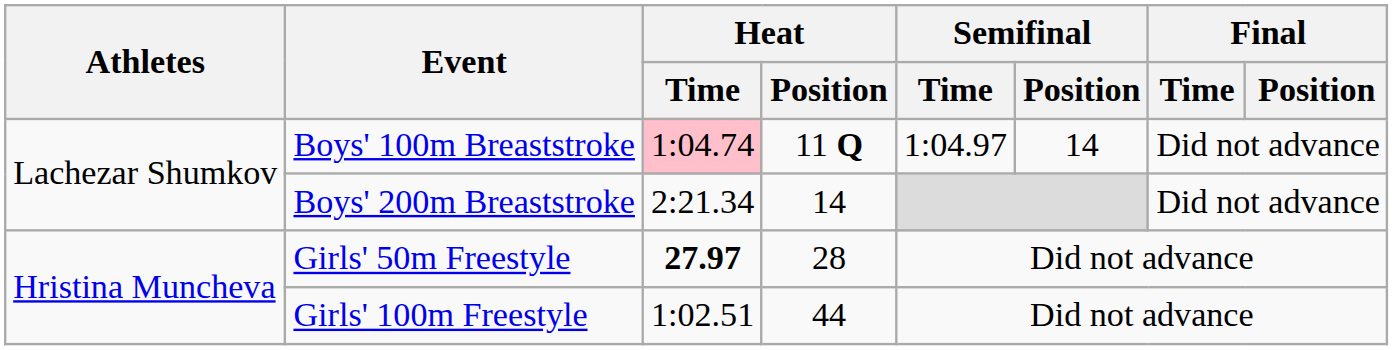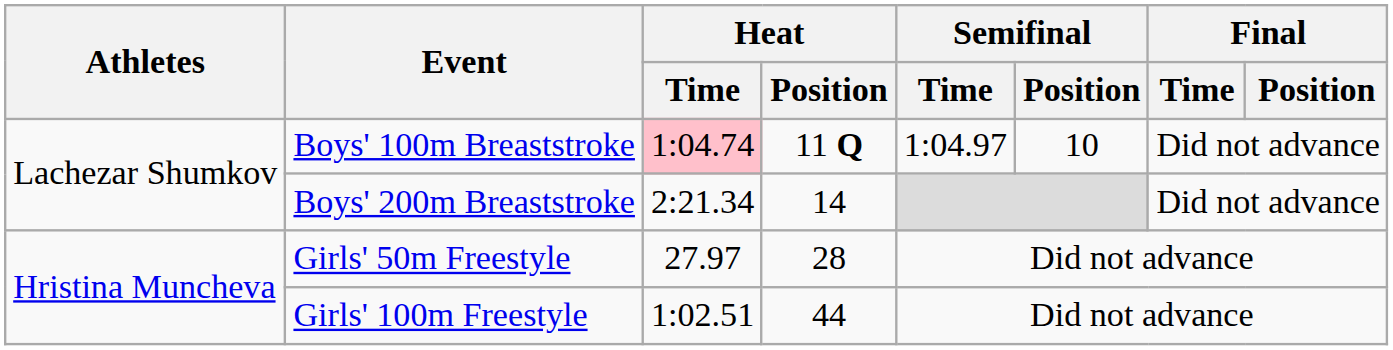(1082, 145) 14 -> (1082, 145) 10
(703, 258) bold -> (703, 258) normal
